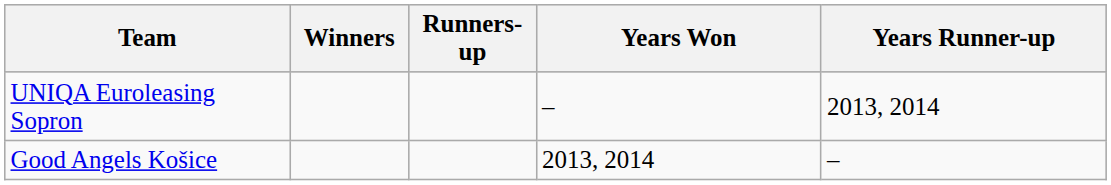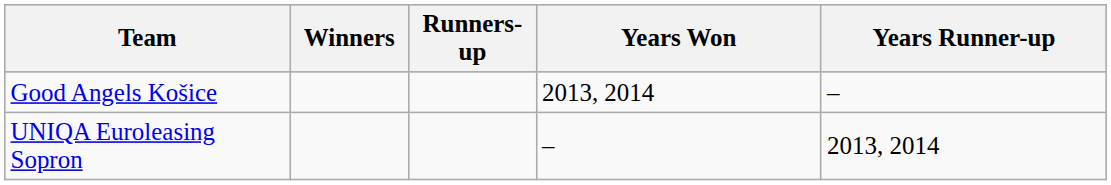rows swapped: (114, 159) <-> (113, 105)
